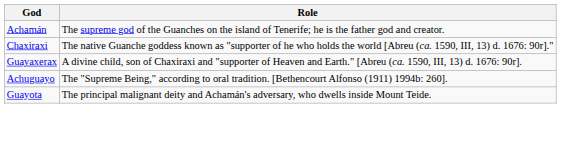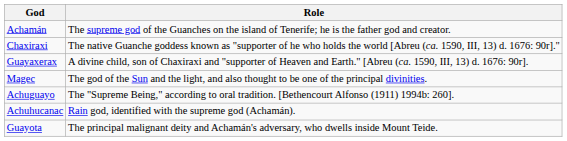+ row: (21, 78)
+ row: (35, 111)
